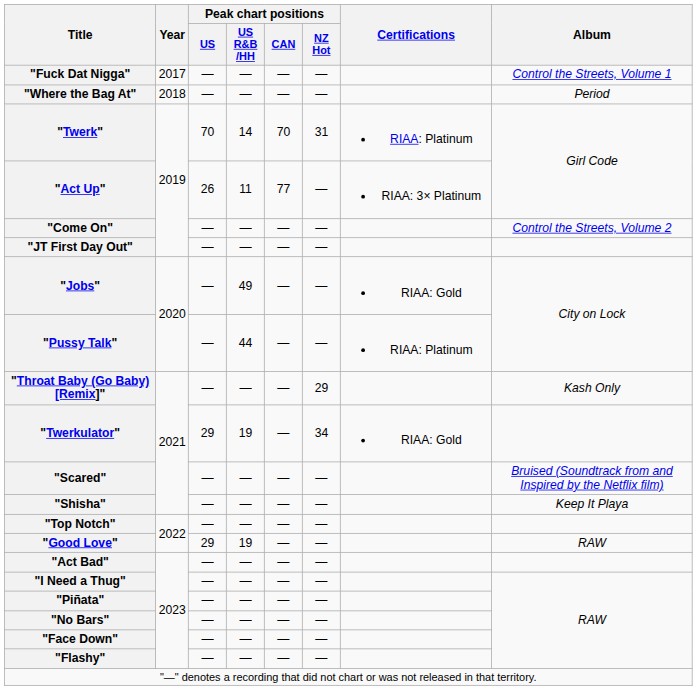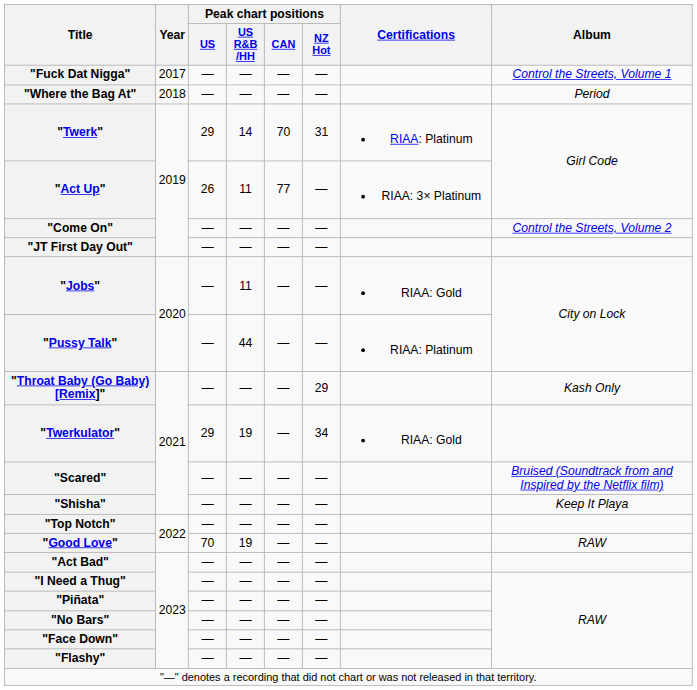(208, 132) 70 -> (208, 132) 29
(245, 285) 49 -> (245, 285) 11
(208, 543) 29 -> (208, 543) 70
